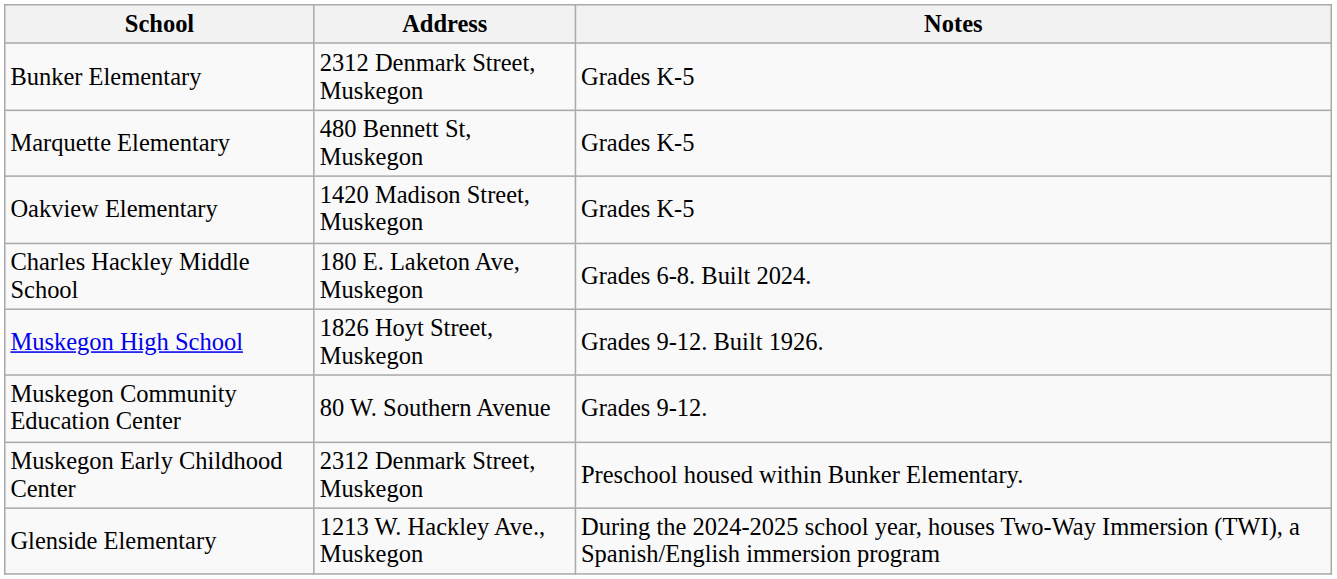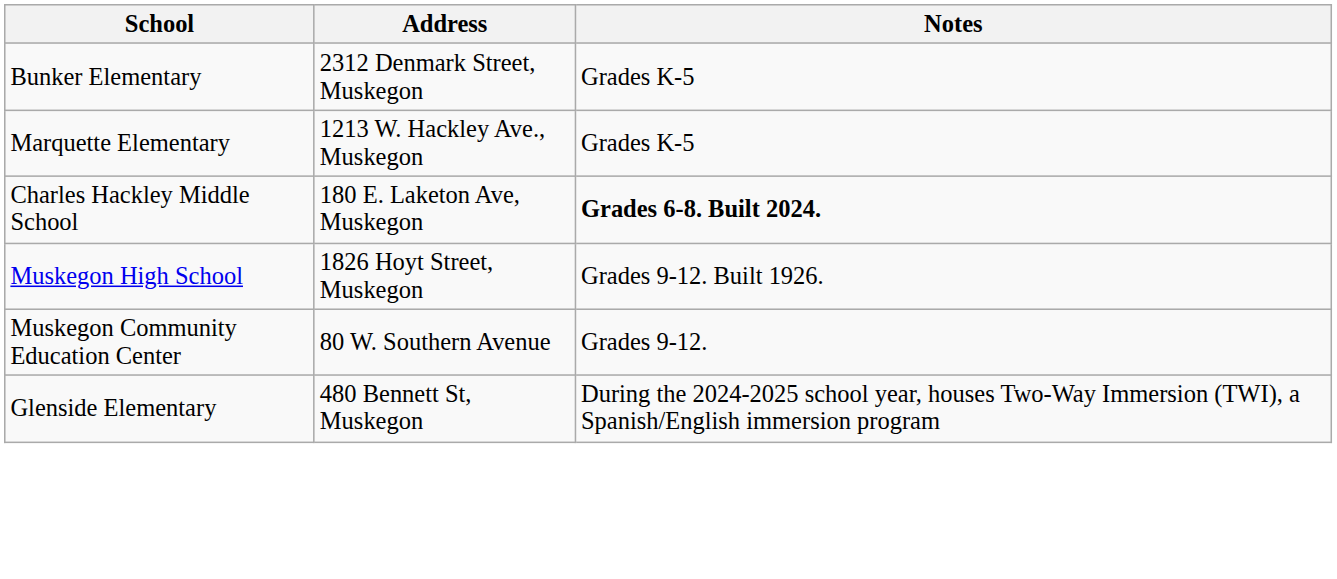(396, 142) 480 Bennett St, Muskegon -> (432, 142) 1213 W. Hackley Ave., Muskegon
- row: (114, 209)
(696, 275) normal -> (701, 209) bold
- row: (146, 474)
(432, 541) 1213 W. Hackley Ave., Muskegon -> (396, 408) 480 Bennett St, Muskegon
